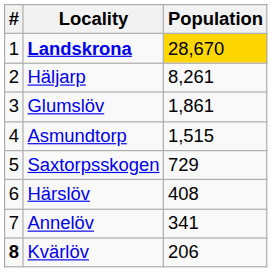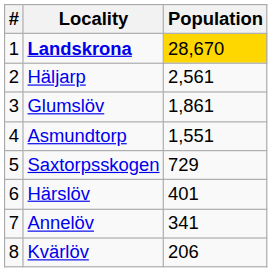(191, 77) 8,261 -> (191, 77) 2,561
(191, 135) 1,515 -> (191, 135) 1,551
(183, 194) 408 -> (183, 194) 401
(14, 252) bold -> (14, 252) normal
